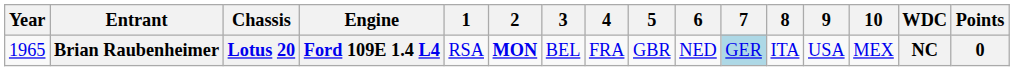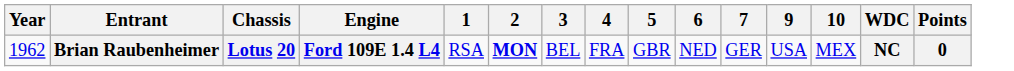- column: (785, 19)
(27, 50) 1965 -> (27, 50) 1962
(744, 50) lightblue background -> (744, 50) no background
